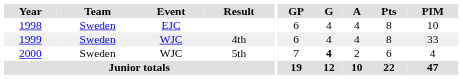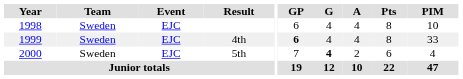(171, 39) WJC -> (171, 39) EJC
(296, 39) normal -> (296, 39) bold
(171, 53) WJC -> (171, 53) EJC
